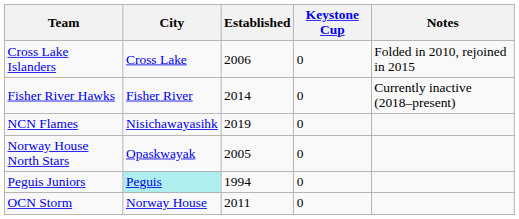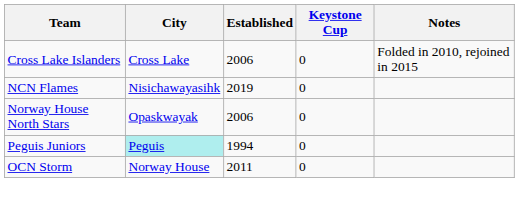- row: (61, 95)
(237, 153) 2005 -> (240, 116) 2006
